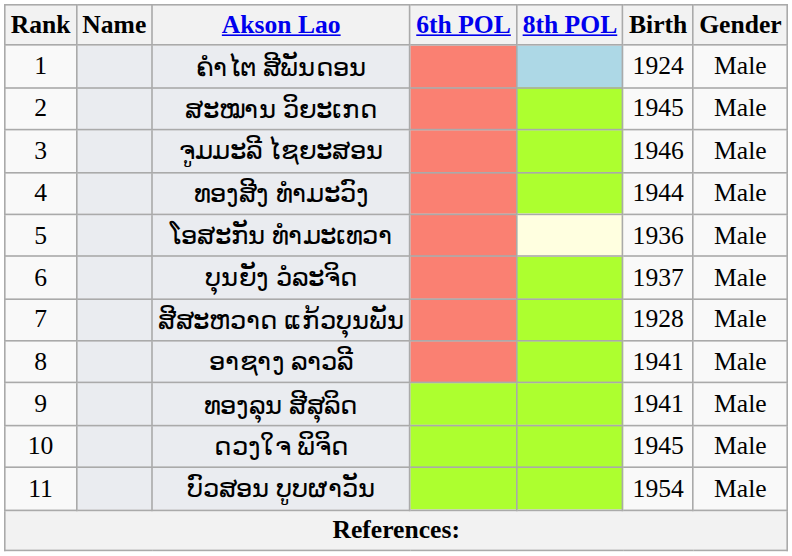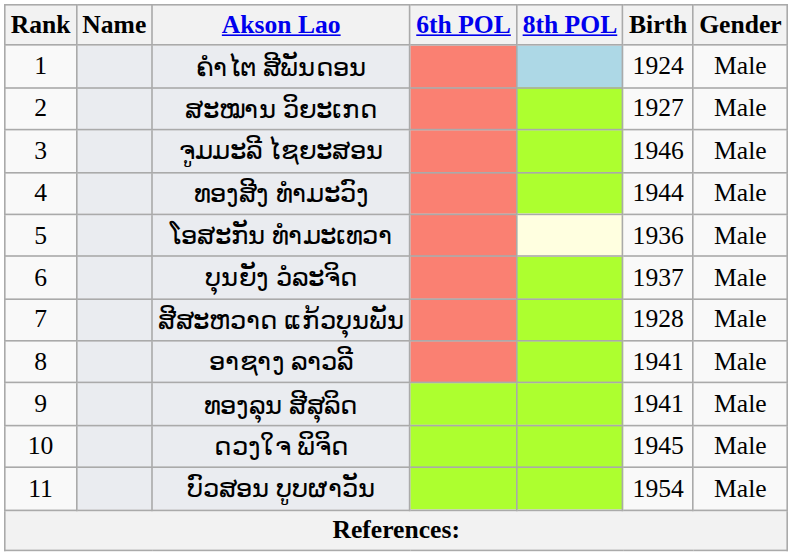(658, 108) 1945 -> (658, 108) 1927
